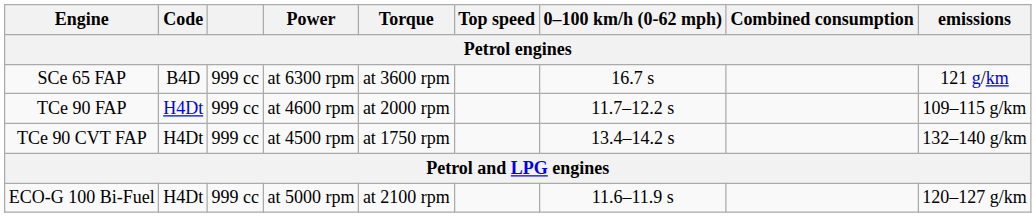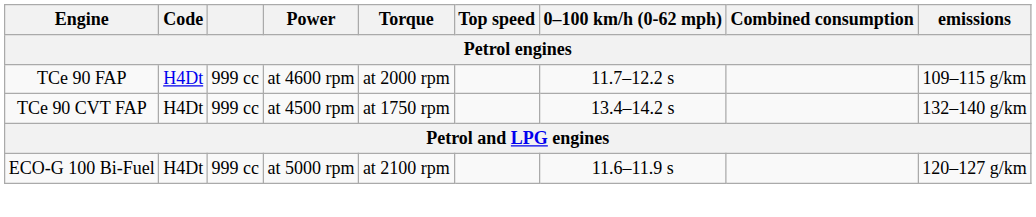- row: (82, 79)
